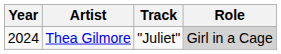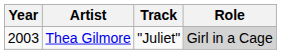(23, 37) 2024 -> (23, 37) 2003
